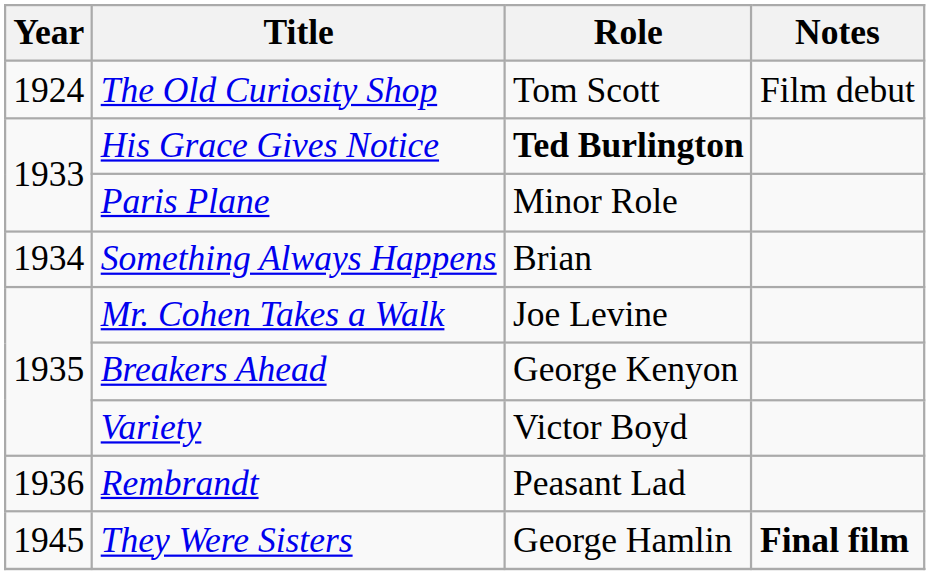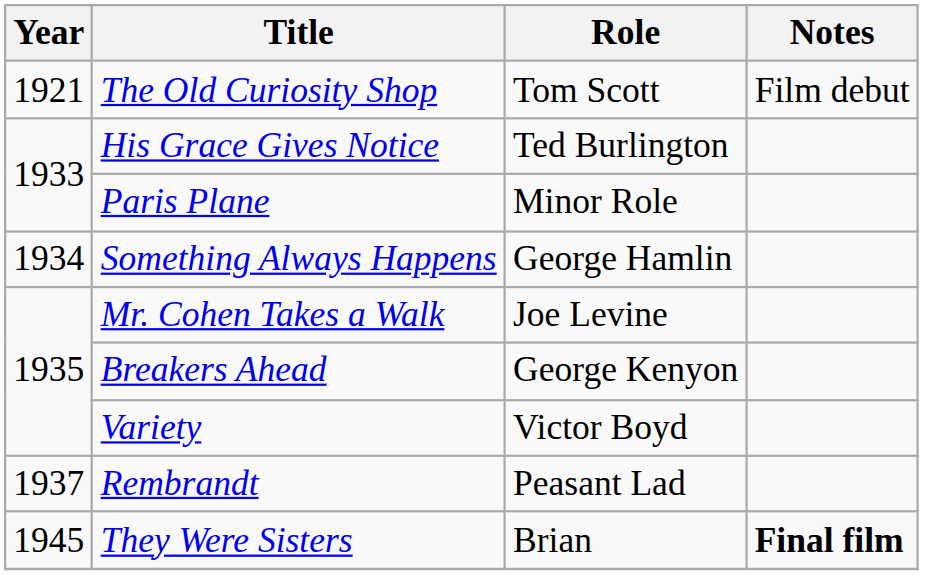(49, 88) 1924 -> (49, 88) 1921
(628, 145) bold -> (621, 145) normal
(552, 257) Brian -> (623, 257) George Hamlin
(49, 483) 1936 -> (49, 483) 1937
(623, 539) George Hamlin -> (552, 539) Brian
